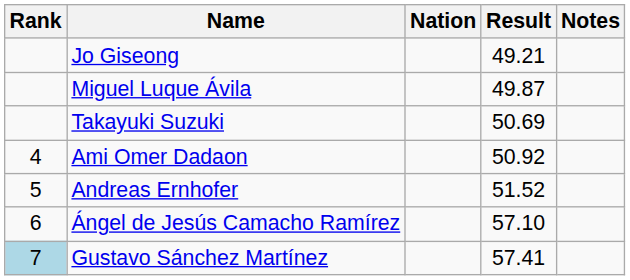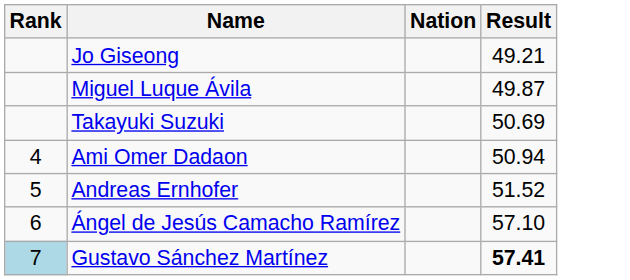- column: (590, 21)
(519, 156) 50.92 -> (519, 156) 50.94
(519, 257) normal -> (519, 257) bold
